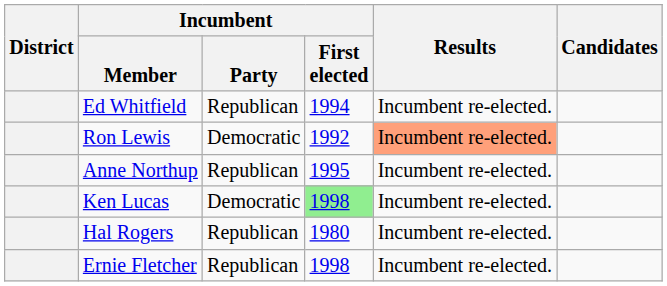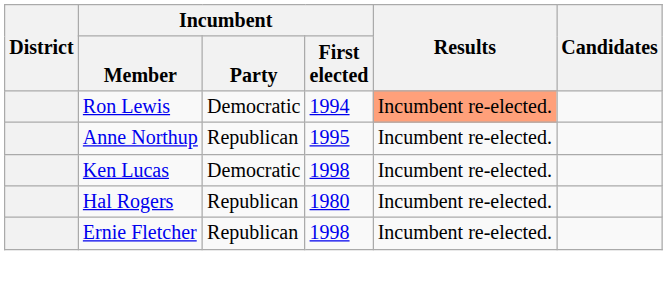- row: (135, 106)
(330, 138) 1992 -> (330, 106) 1994
(330, 201) lightgreen background -> (330, 169) no background
